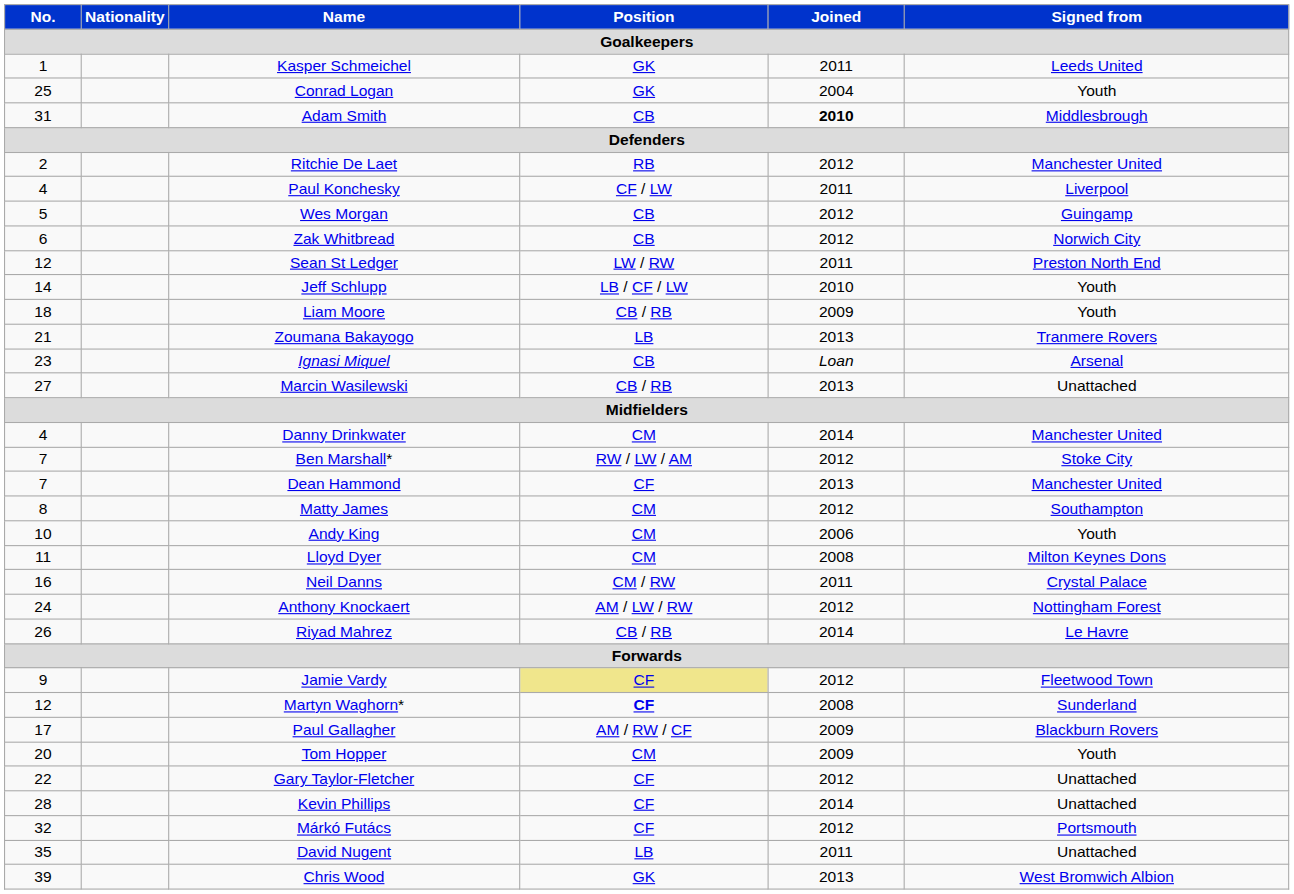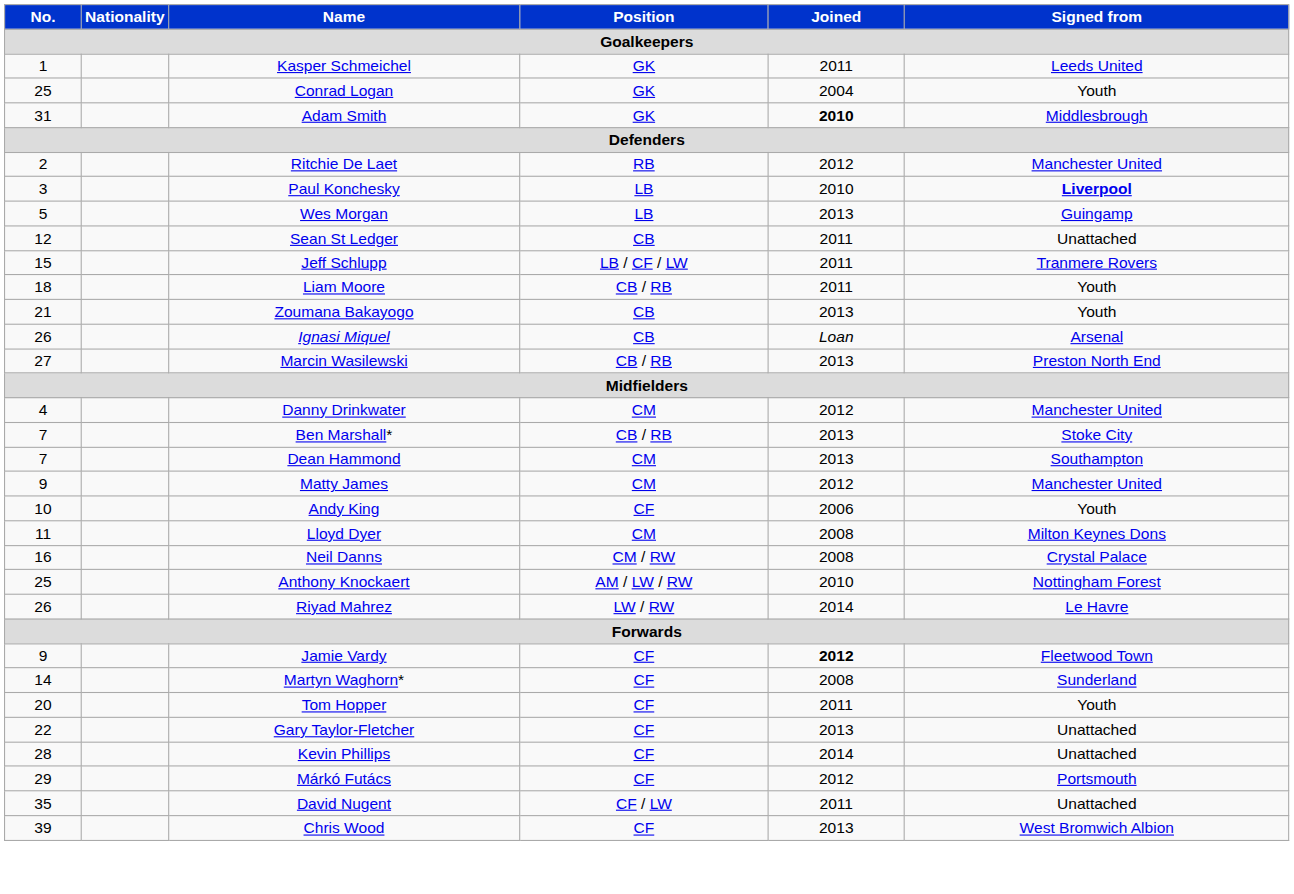(644, 115) CB -> (644, 115) GK
(43, 189) 4 -> (43, 189) 3
(644, 189) CF / LW -> (644, 189) LB
(836, 189) 2011 -> (836, 189) 2010
(1097, 189) normal -> (1097, 189) bold
(644, 214) CB -> (644, 214) LB
(836, 214) 2012 -> (836, 214) 2013
- row: (344, 238)
(644, 263) LW / RW -> (644, 238) CB
(1097, 263) Preston North End -> (1097, 238) Unattached
(43, 287) 14 -> (43, 263) 15
(836, 287) 2010 -> (836, 263) 2011
(1097, 287) Youth -> (1097, 263) Tranmere Rovers
(836, 312) 2009 -> (836, 287) 2011
(644, 337) LB -> (644, 312) CB
(1097, 337) Tranmere Rovers -> (1097, 312) Youth
(43, 361) 23 -> (43, 337) 26
(1097, 386) Unattached -> (1097, 361) Preston North End
(836, 435) 2014 -> (836, 410) 2012
(644, 459) RW / LW / AM -> (644, 435) CB / RB
(836, 459) 2012 -> (836, 435) 2013
(644, 484) CF -> (644, 459) CM
(1097, 484) Manchester United -> (1097, 459) Southampton
(43, 509) 8 -> (43, 484) 9
(1097, 509) Southampton -> (1097, 484) Manchester United
(644, 533) CM -> (644, 509) CF
(836, 582) 2011 -> (836, 558) 2008
(43, 607) 24 -> (43, 582) 25
(836, 607) 2012 -> (836, 582) 2010
(644, 631) CB / RB -> (644, 607) LW / RW
(644, 681) khaki background -> (644, 656) no background
(836, 681) normal -> (836, 656) bold
(43, 705) 12 -> (43, 681) 14
(644, 705) bold -> (644, 681) normal
- row: (344, 730)
(644, 754) CM -> (644, 705) CF
(836, 754) 2009 -> (836, 705) 2011
(836, 779) 2012 -> (836, 730) 2013
(43, 828) 32 -> (43, 779) 29
(644, 853) LB -> (644, 803) CF / LW
(644, 877) GK -> (644, 828) CF
